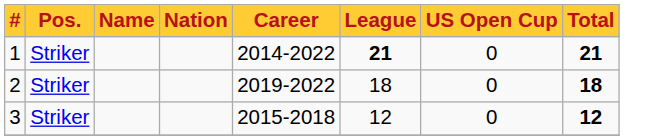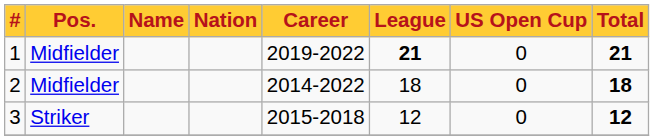(60, 53) Striker -> (75, 53) Midfielder
(286, 53) 2014-2022 -> (316, 53) 2019-2022
(60, 85) Striker -> (75, 85) Midfielder
(286, 85) 2019-2022 -> (316, 85) 2014-2022
